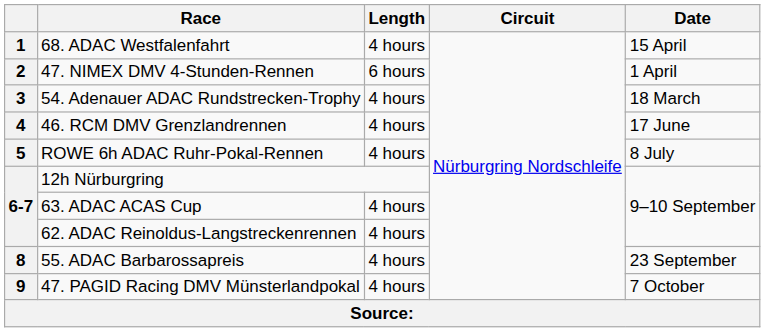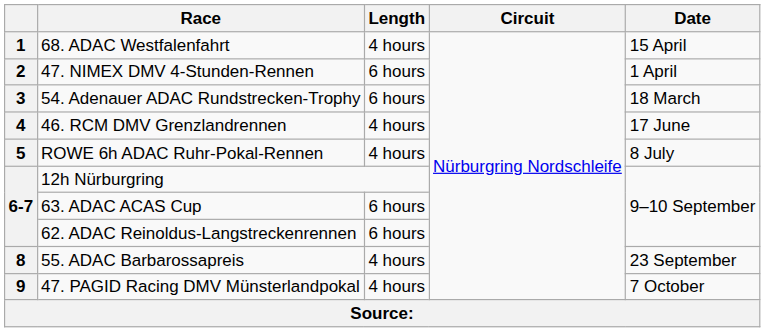(397, 99) 4 hours -> (397, 99) 6 hours
(397, 206) 4 hours -> (397, 206) 6 hours
(397, 233) 4 hours -> (397, 233) 6 hours
